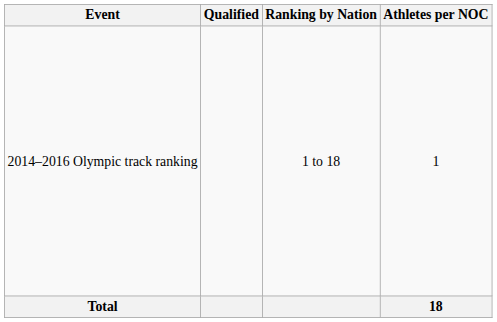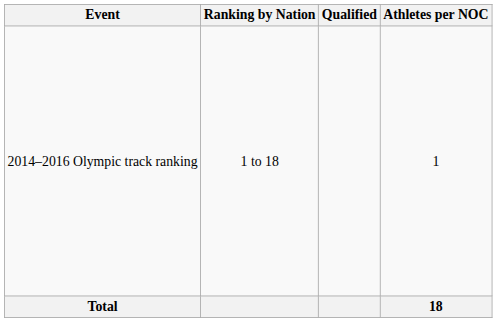columns swapped: (321, 15) <-> (231, 15)
